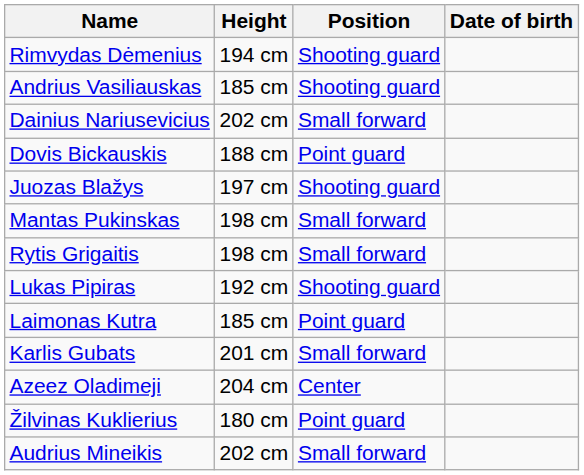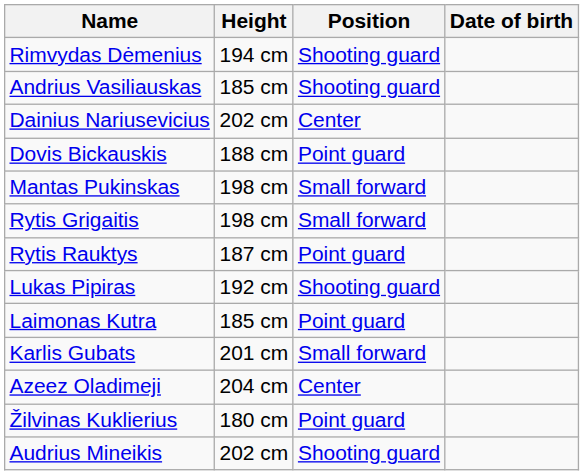(362, 120) Small forward -> (329, 120) Center
- row: (76, 187)
+ row: (74, 253)
(362, 453) Small forward -> (369, 453) Shooting guard
